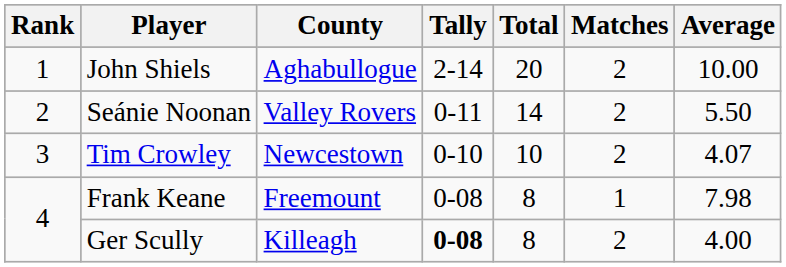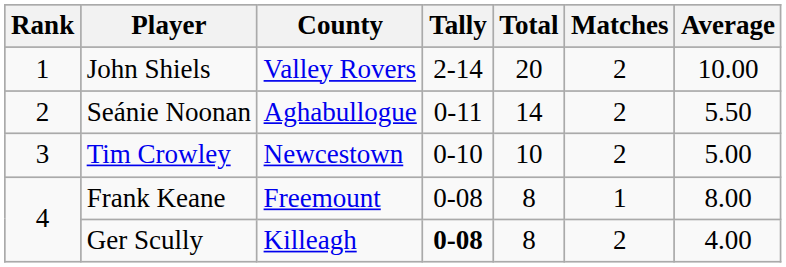(340, 68) Aghabullogue -> (340, 68) Valley Rovers
(340, 111) Valley Rovers -> (340, 111) Aghabullogue
(728, 154) 4.07 -> (728, 154) 5.00
(728, 197) 7.98 -> (728, 197) 8.00
